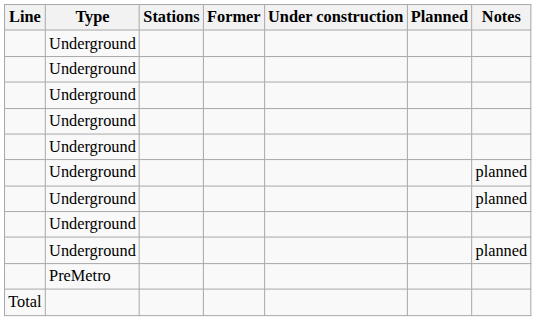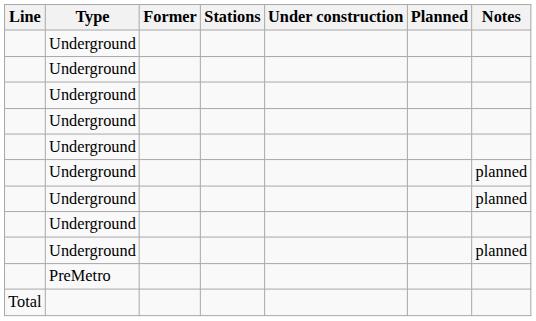columns swapped: (171, 17) <-> (234, 17)
